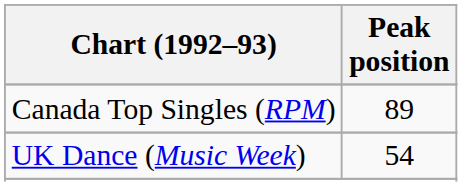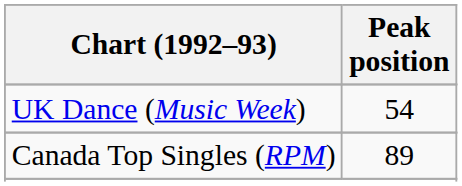rows swapped: (174, 108) <-> (159, 155)
